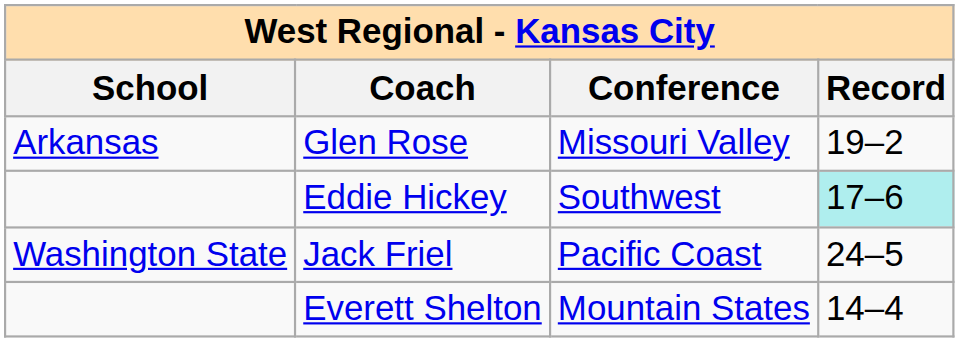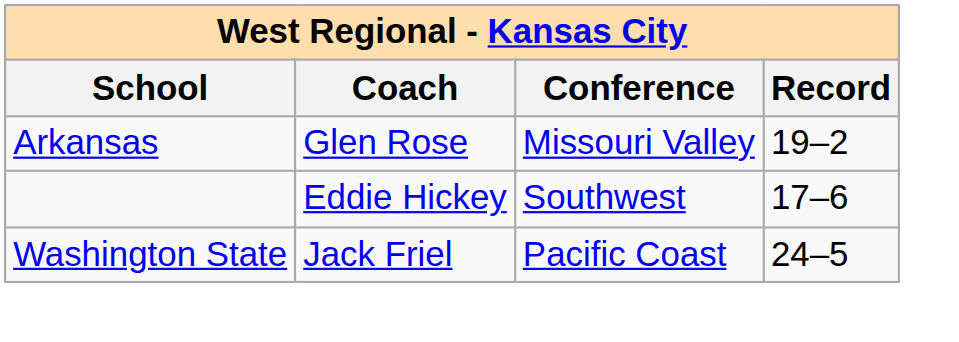(865, 198) paleturquoise background -> (810, 198) no background
- row: (422, 308)
